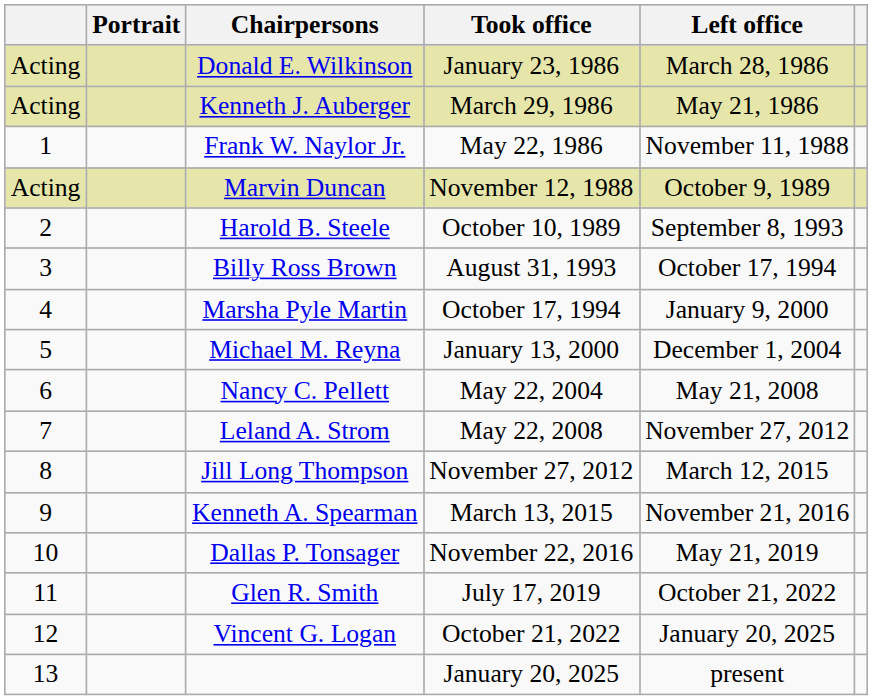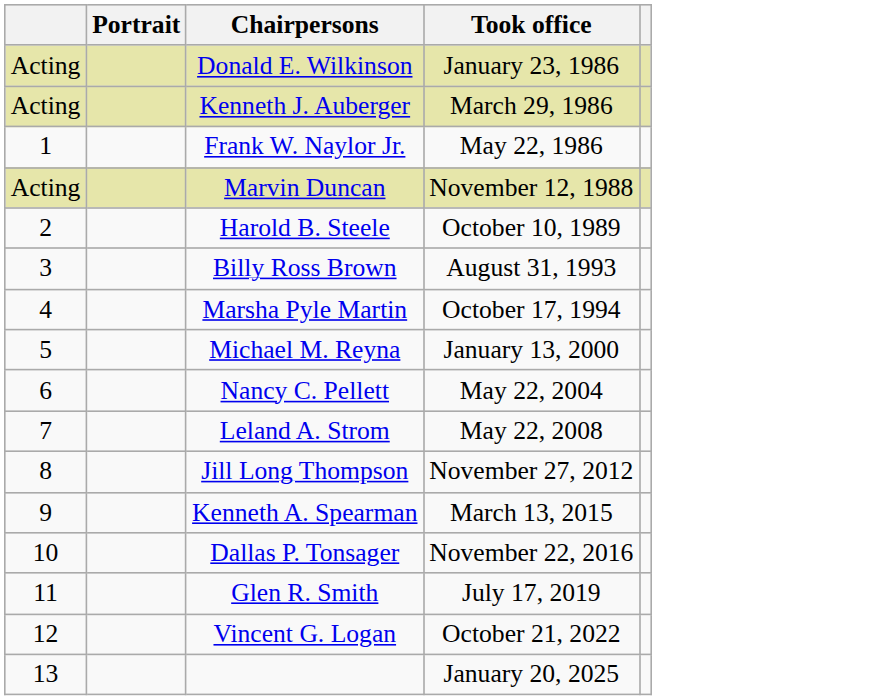- column: (747, 24)
